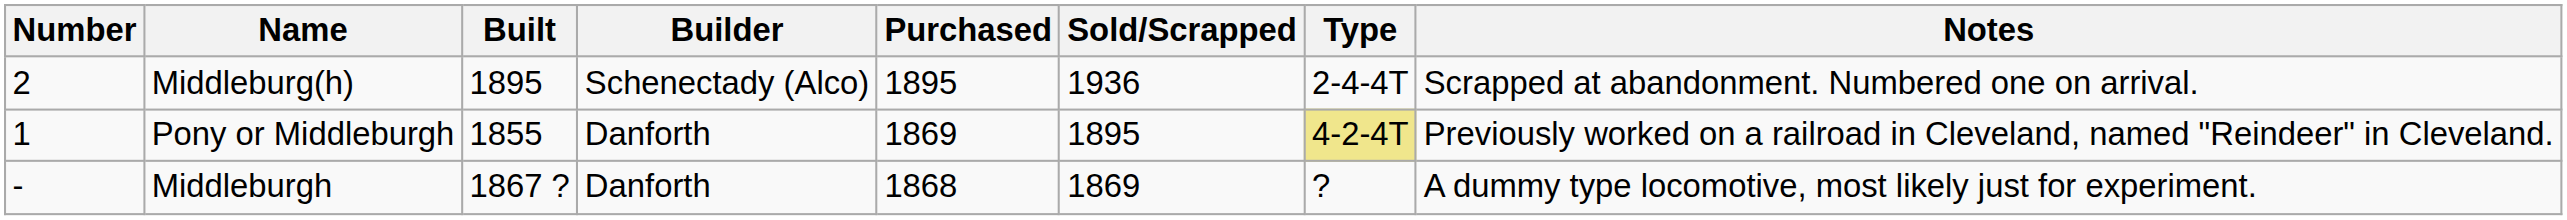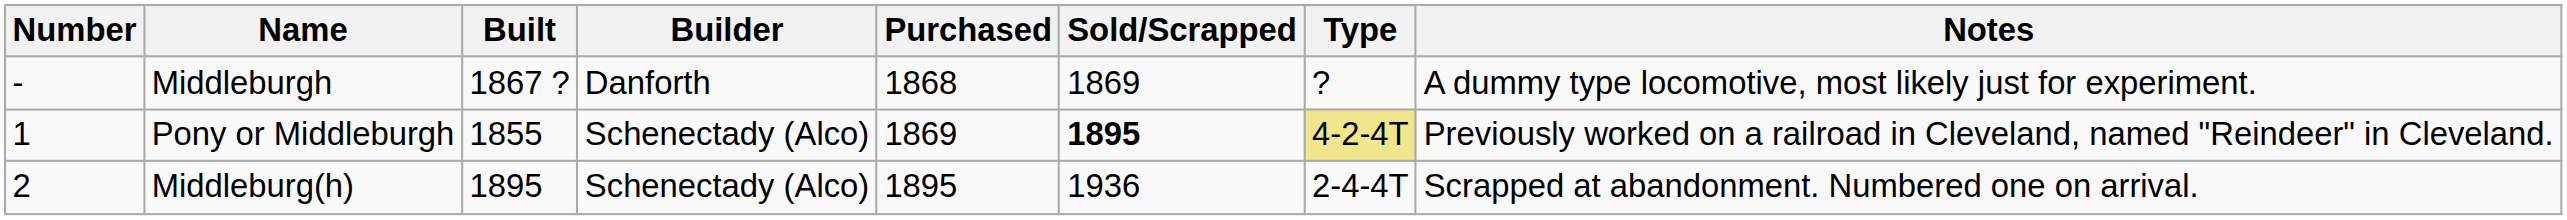rows swapped: (242, 186) <-> (253, 82)
(648, 134) Danforth -> (727, 134) Schenectady (Alco)
(1104, 134) normal -> (1104, 134) bold
